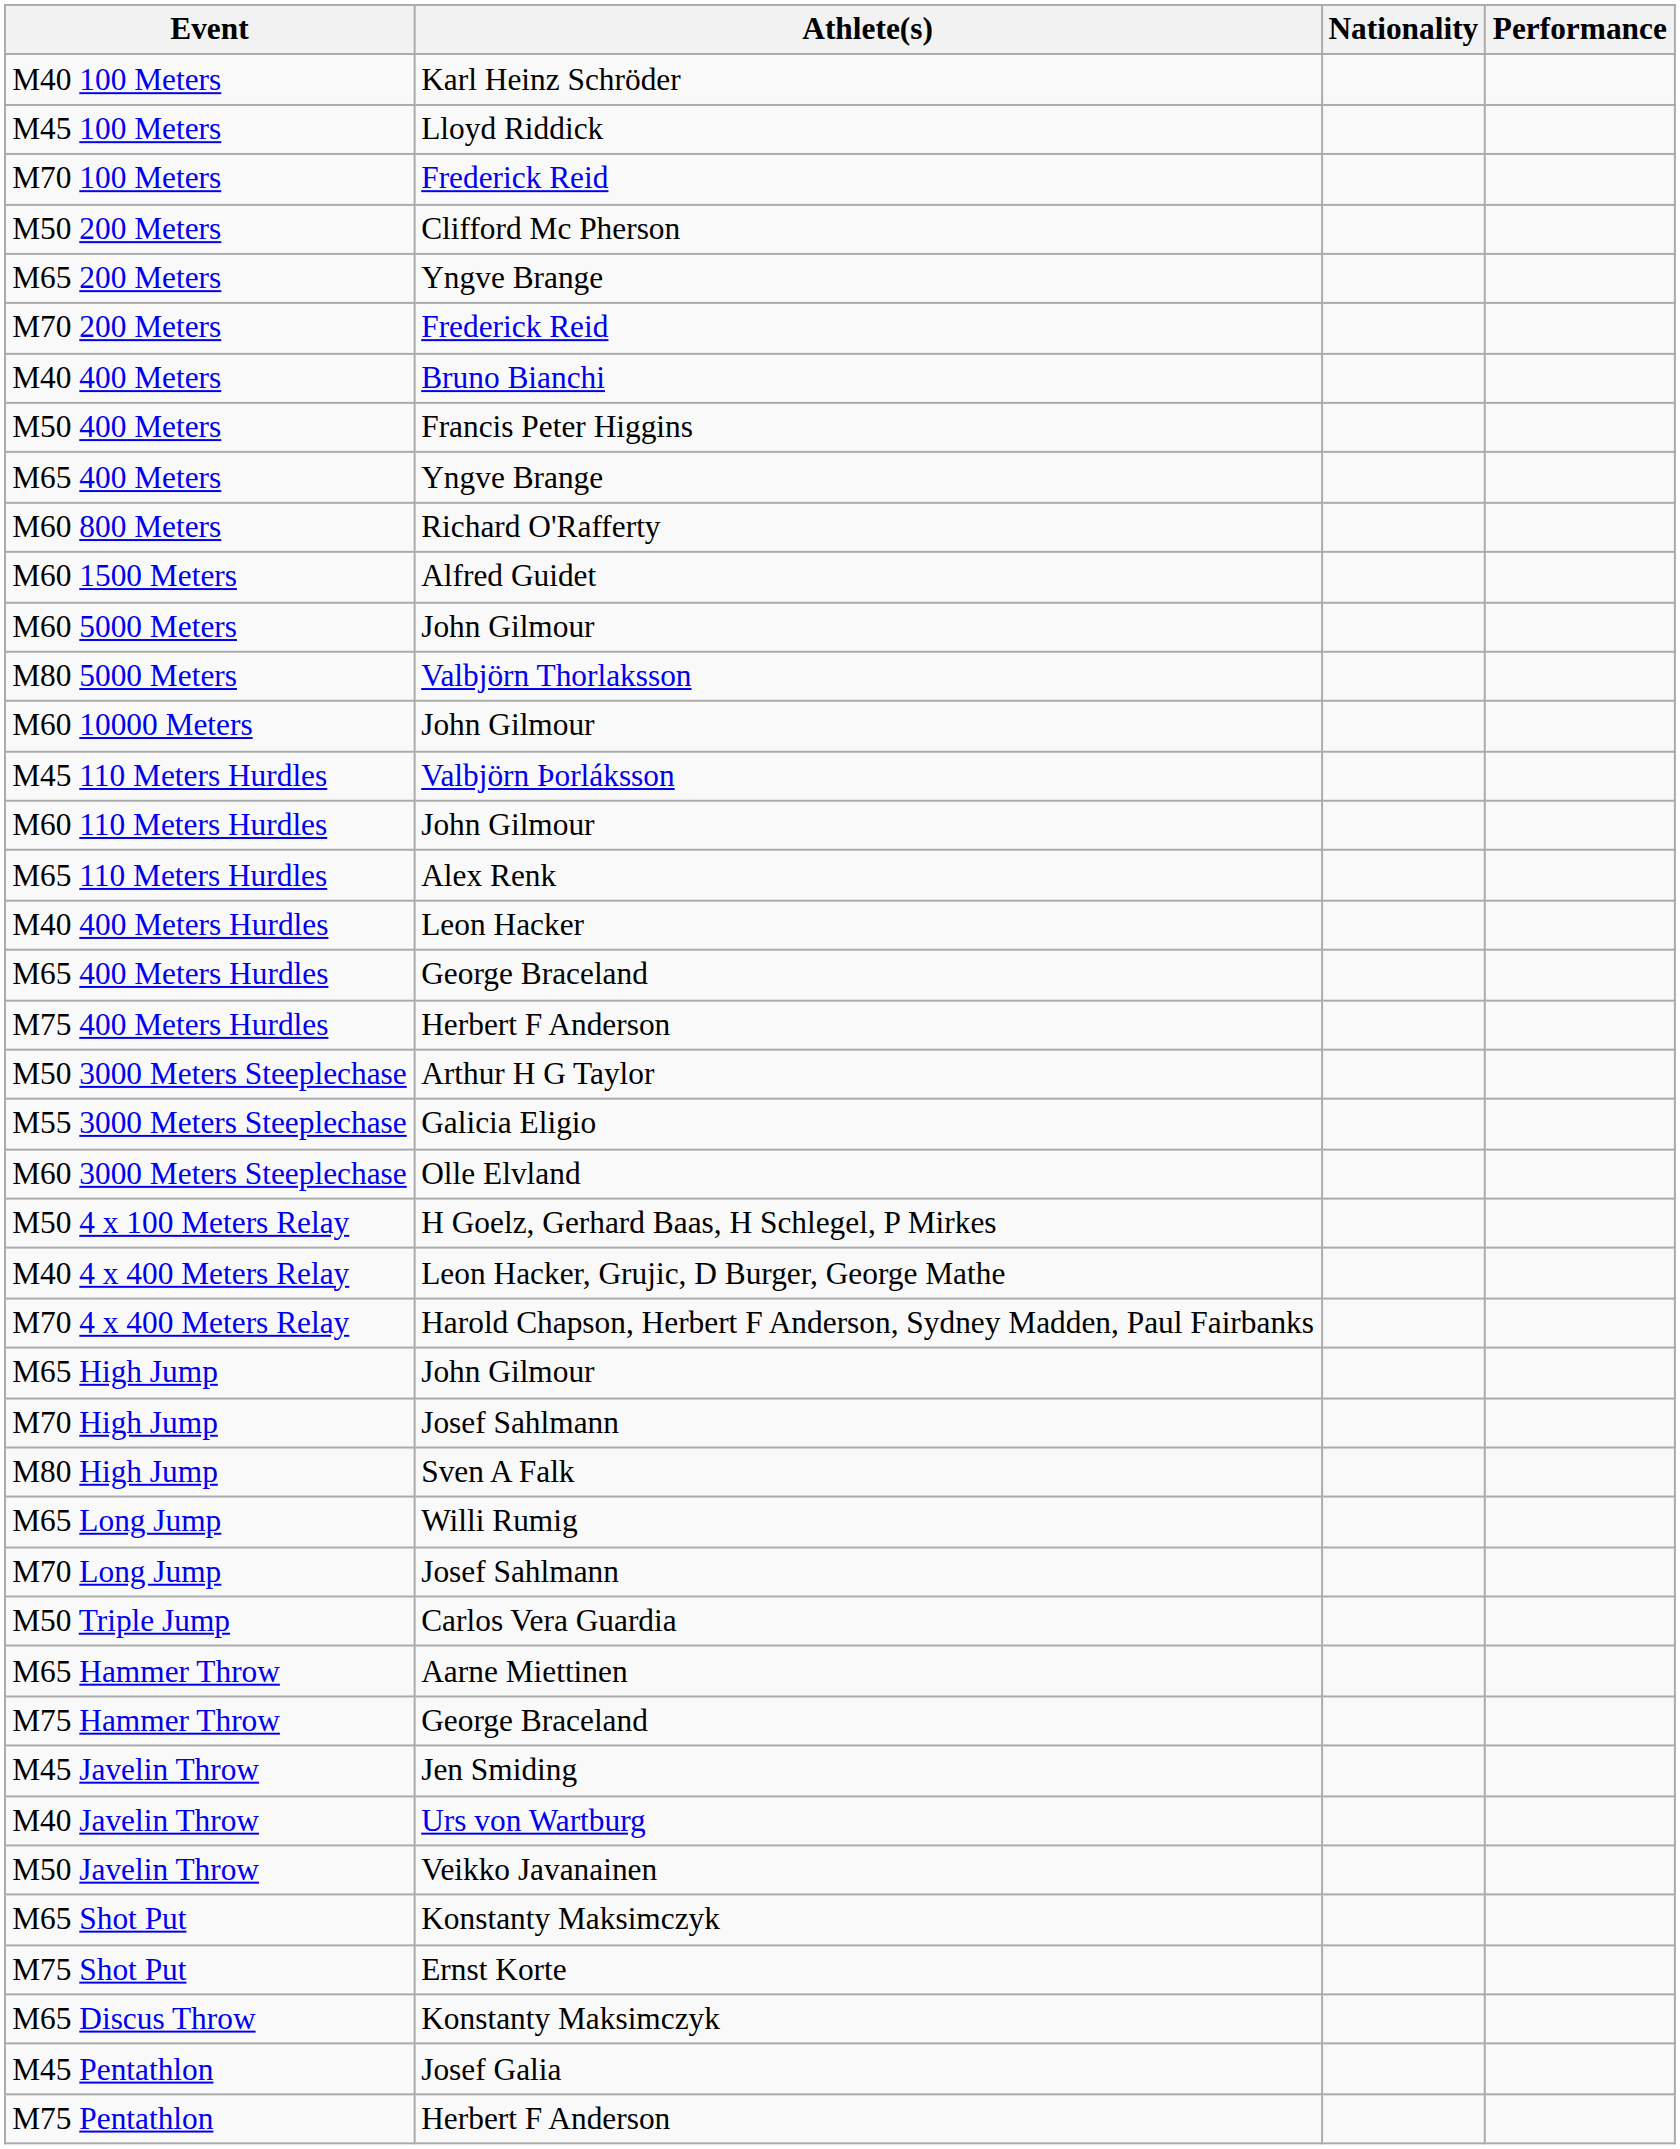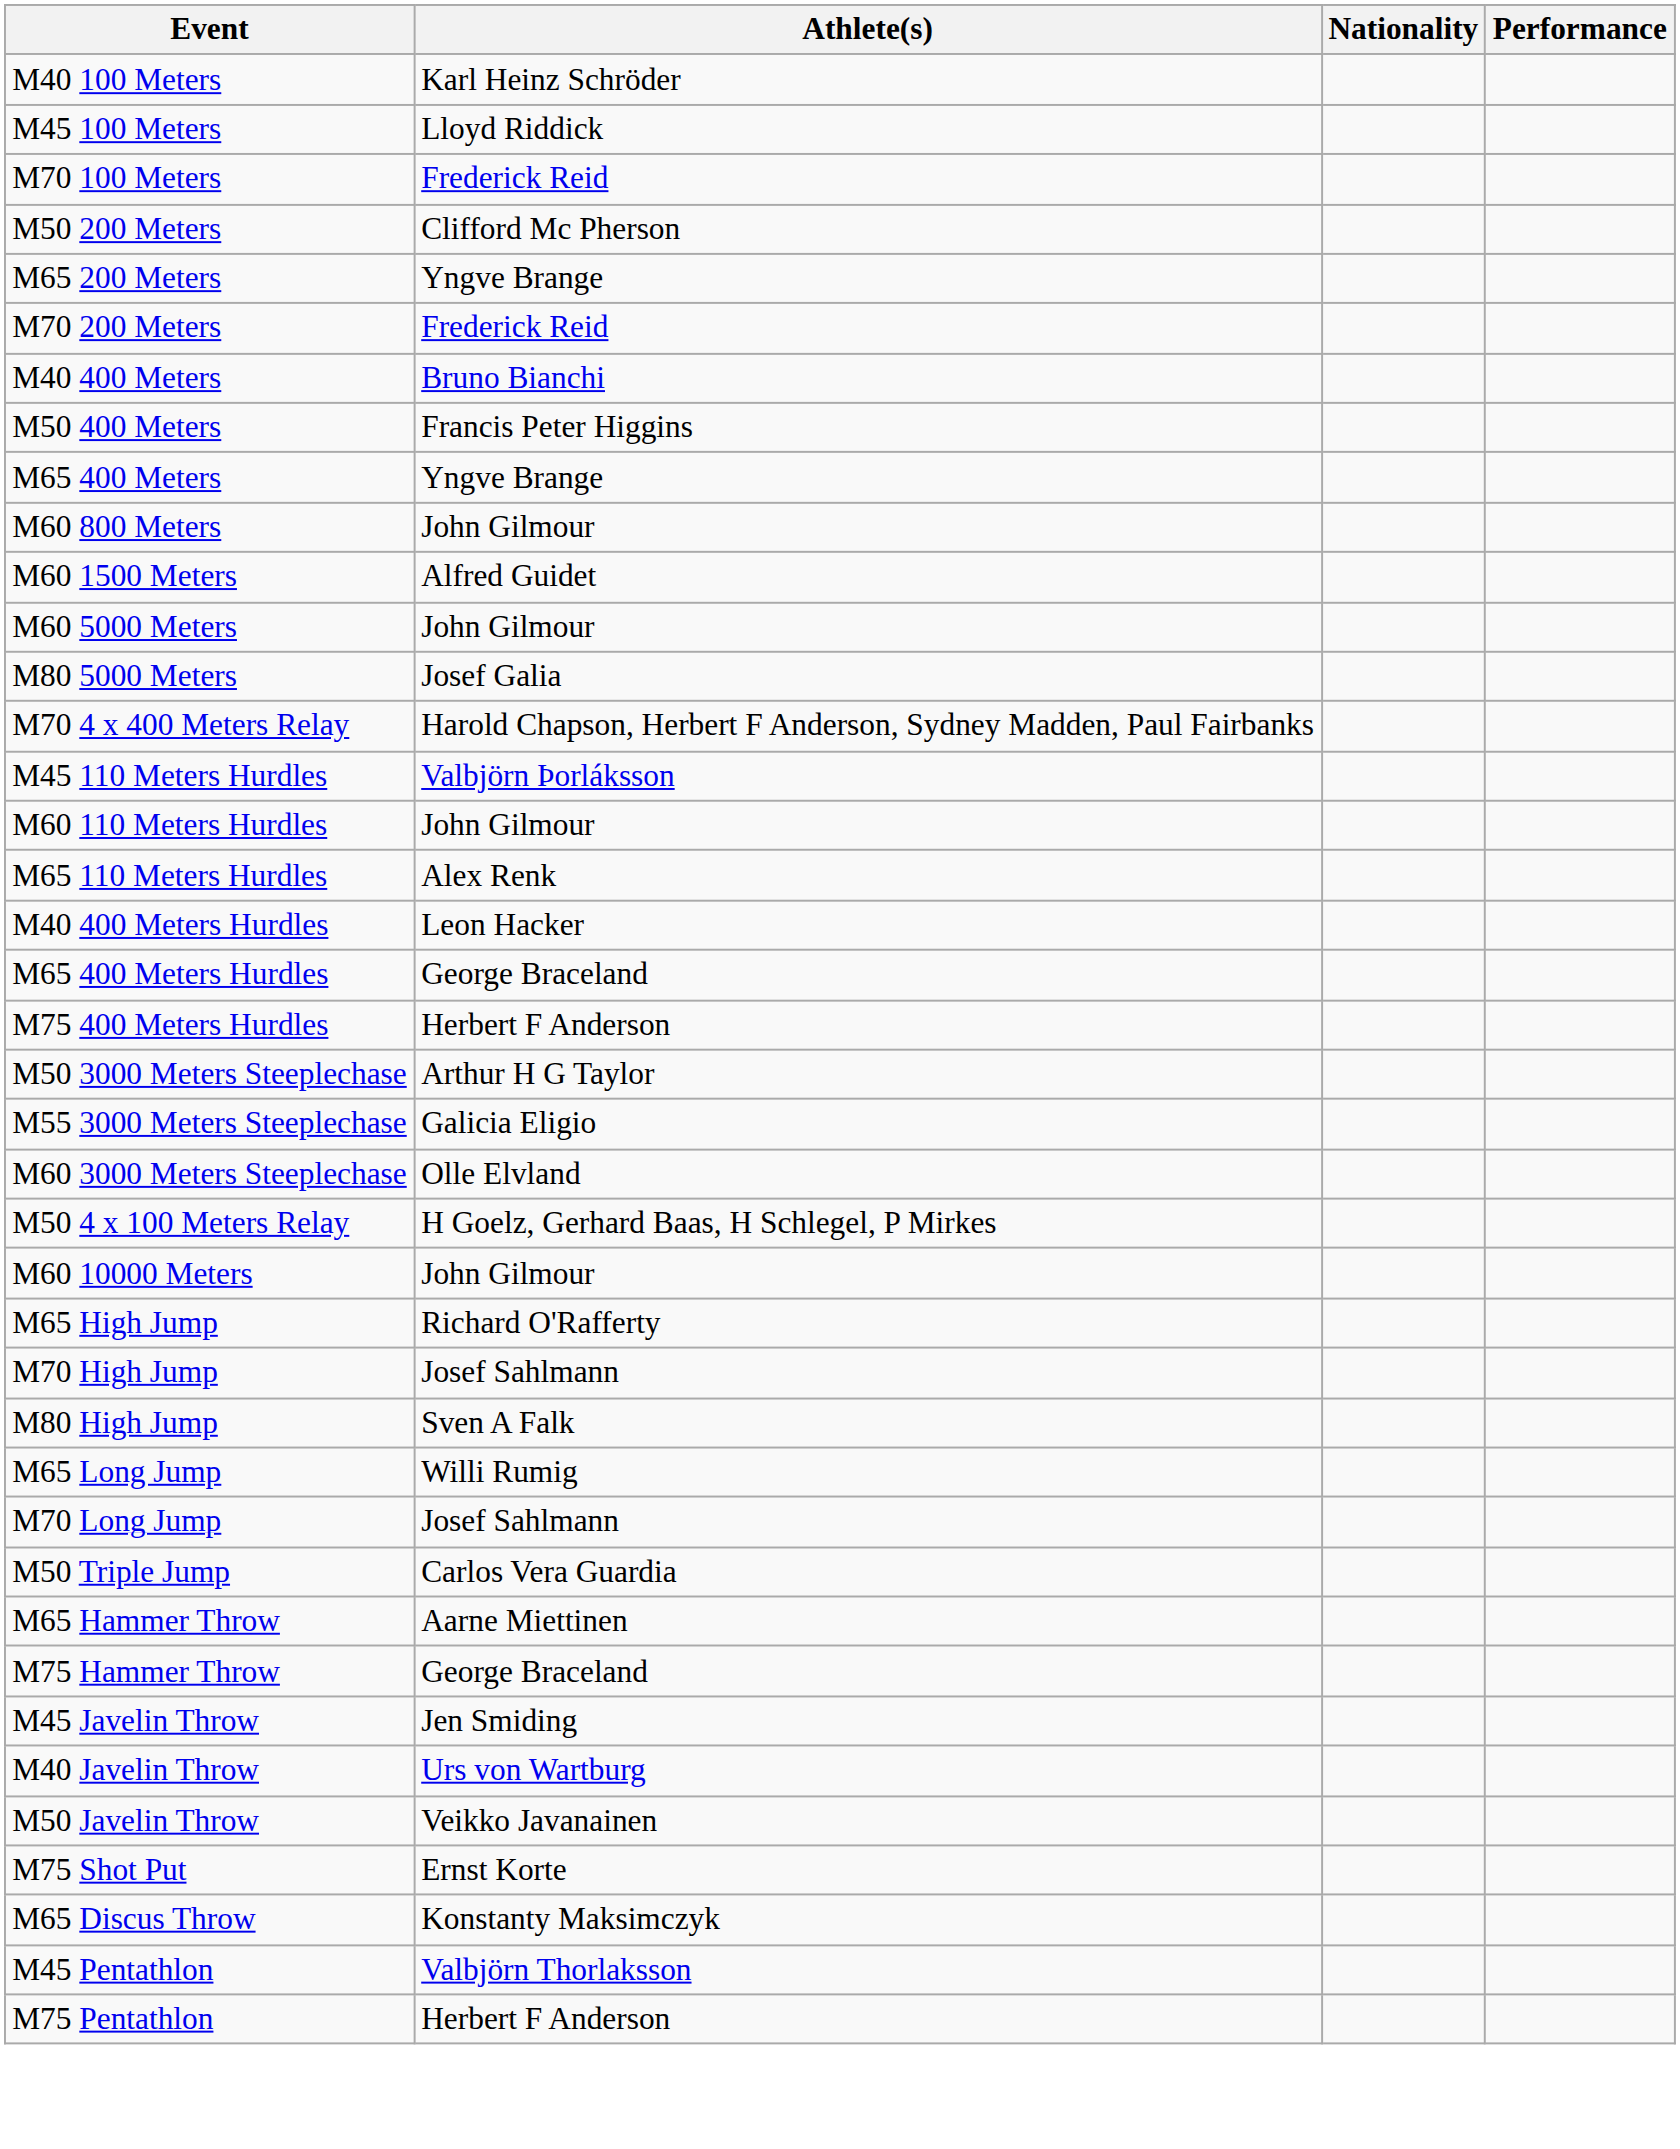(541, 526) Richard O'Rafferty -> (508, 526) John Gilmour
(556, 675) Valbjörn Thorlaksson -> (491, 675) Josef Galia
rows swapped: (132, 725) <-> (181, 1322)
- row: (181, 1272)
(508, 1372) John Gilmour -> (541, 1322) Richard O'Rafferty
- row: (99, 1919)
(491, 2068) Josef Galia -> (556, 1969) Valbjörn Thorlaksson
